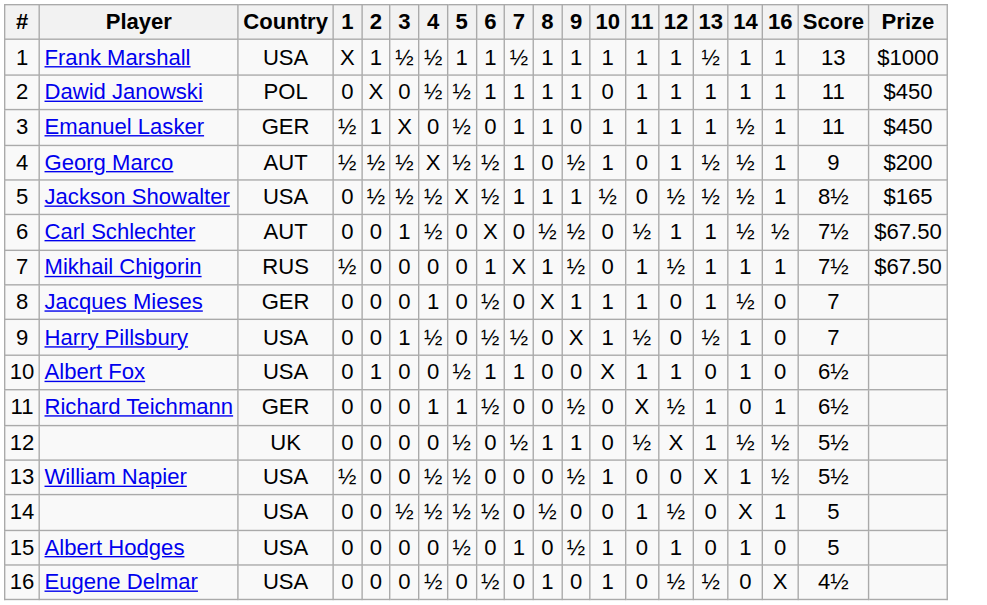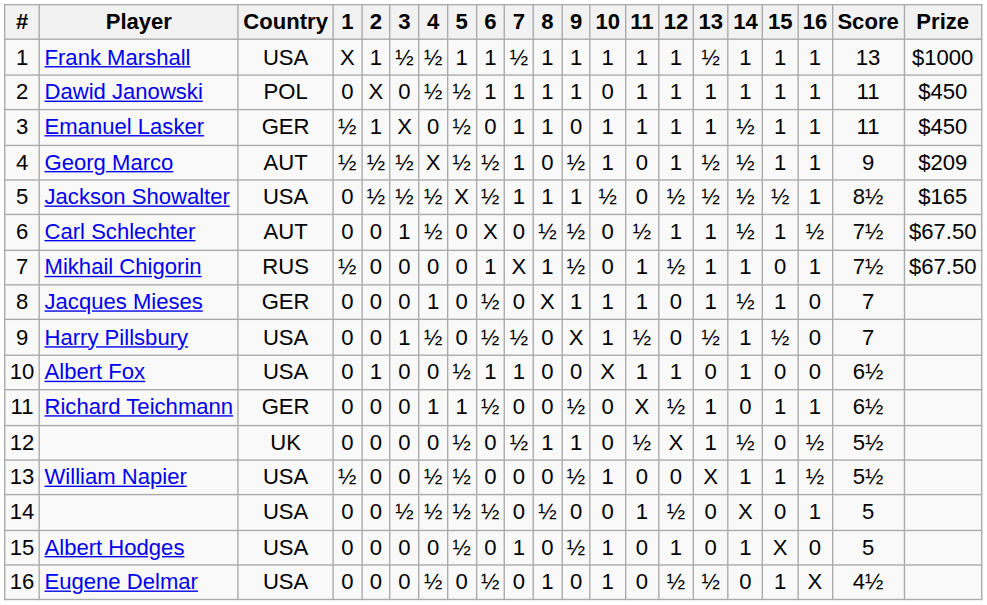+ column: (780, 22)
(908, 162) $200 -> (943, 162) $209
